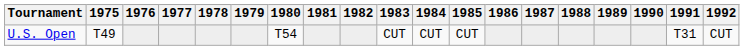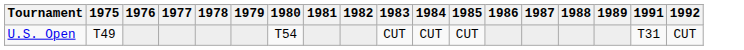- column: (649, 15)
